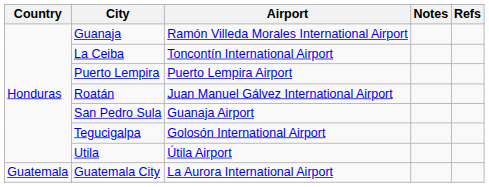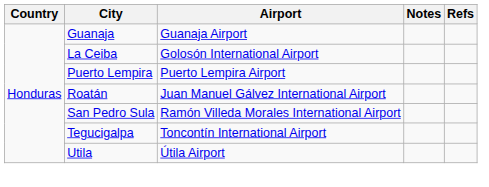(287, 34) Ramón Villeda Morales International Airport -> (204, 34) Guanaja Airport
(250, 53) Toncontín International Airport -> (239, 53) Golosón International Airport
(211, 113) Guanaja Airport -> (281, 113) Ramón Villeda Morales International Airport
(246, 133) Golosón International Airport -> (243, 133) Toncontín International Airport
- row: (117, 172)
